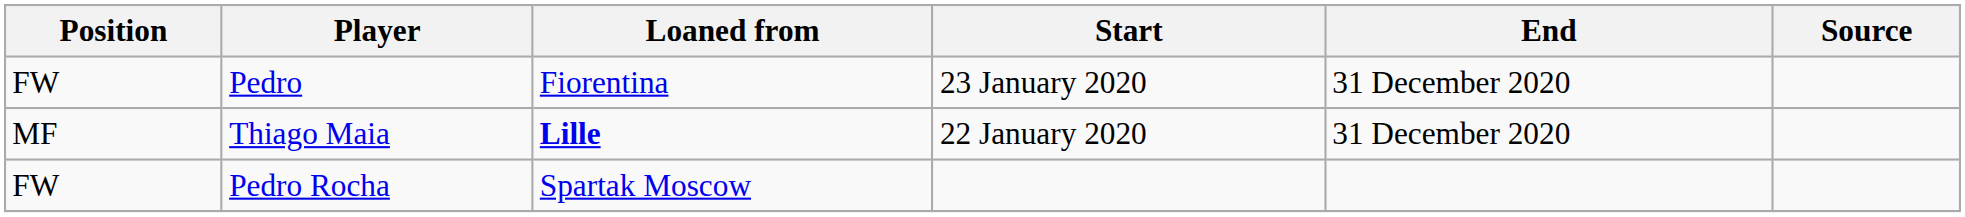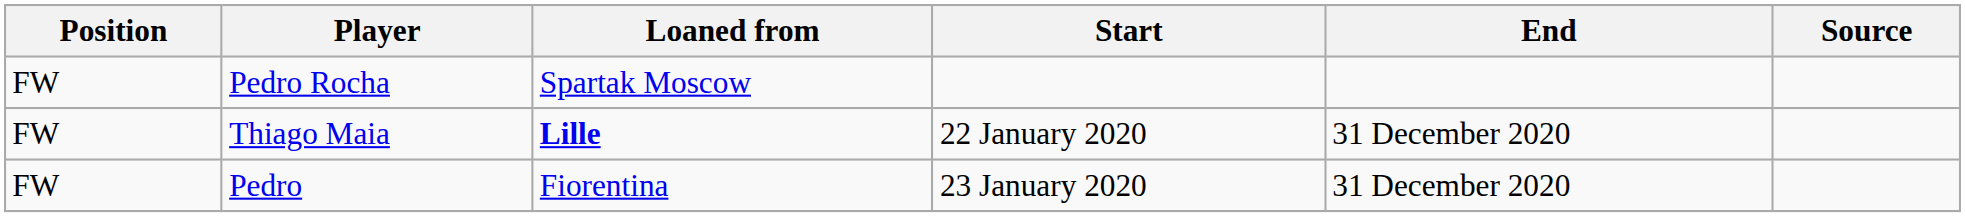rows swapped: (310, 185) <-> (266, 82)
(35, 133) MF -> (36, 133) FW
